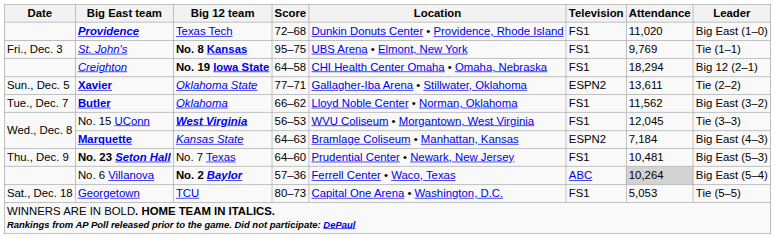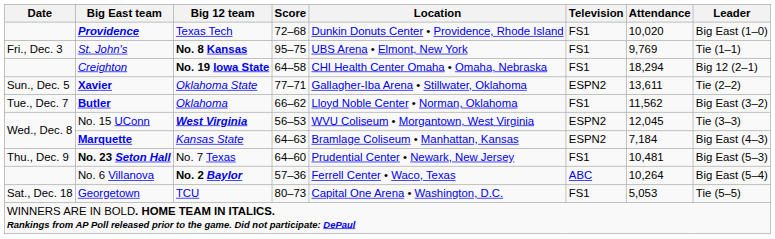(646, 31) 11,020 -> (646, 31) 10,020
(579, 121) FS1 -> (587, 121) ESPN2
(646, 175) lightgrey background -> (646, 175) no background
